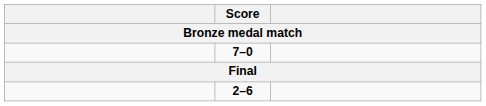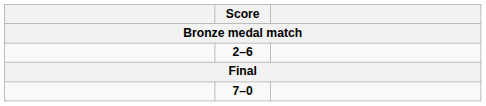rows swapped: (243, 91) <-> (243, 52)
